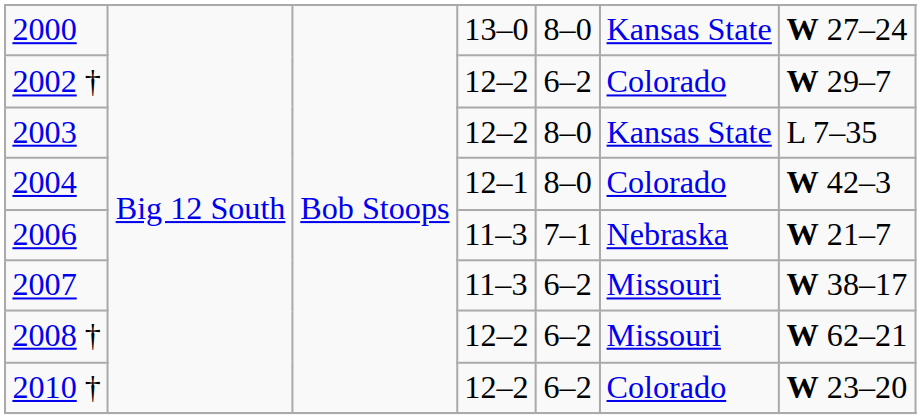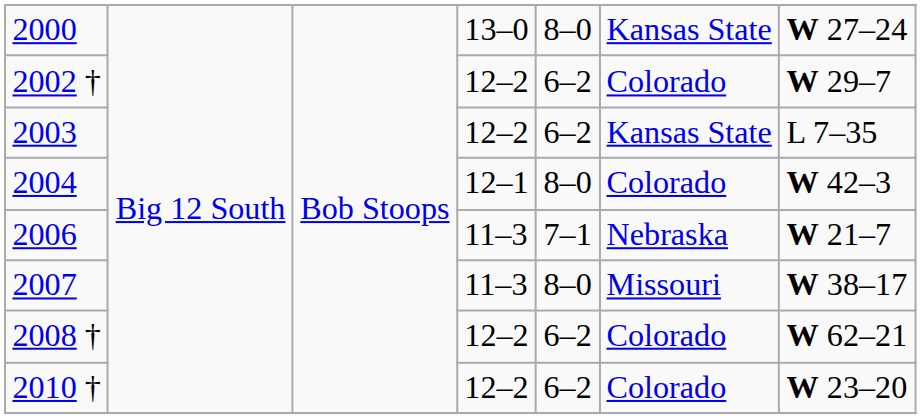(568, 132) 8–0 -> (568, 132) 6–2
(568, 285) 6–2 -> (568, 285) 8–0
(664, 336) Missouri -> (666, 336) Colorado
